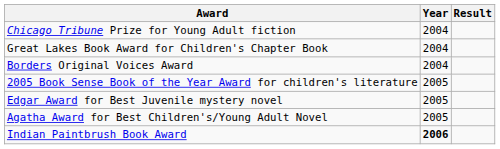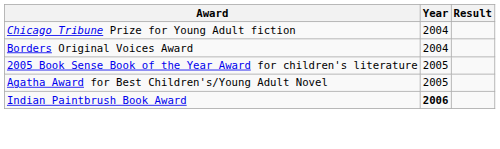- row: (167, 48)
- row: (145, 100)
